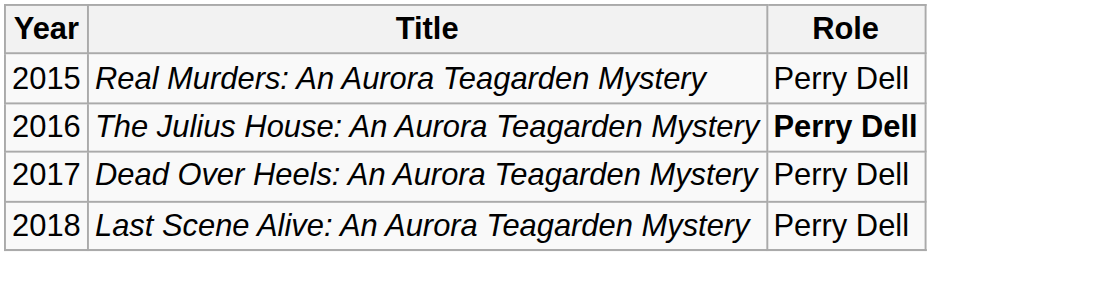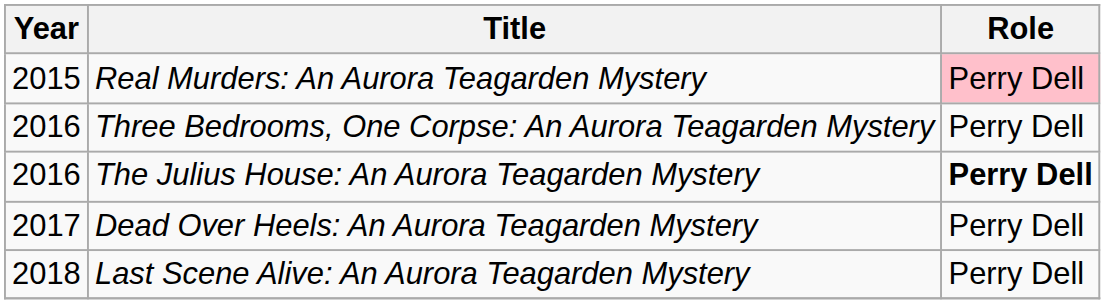(841, 77) no background -> (1016, 77) pink background
+ row: (515, 126)
